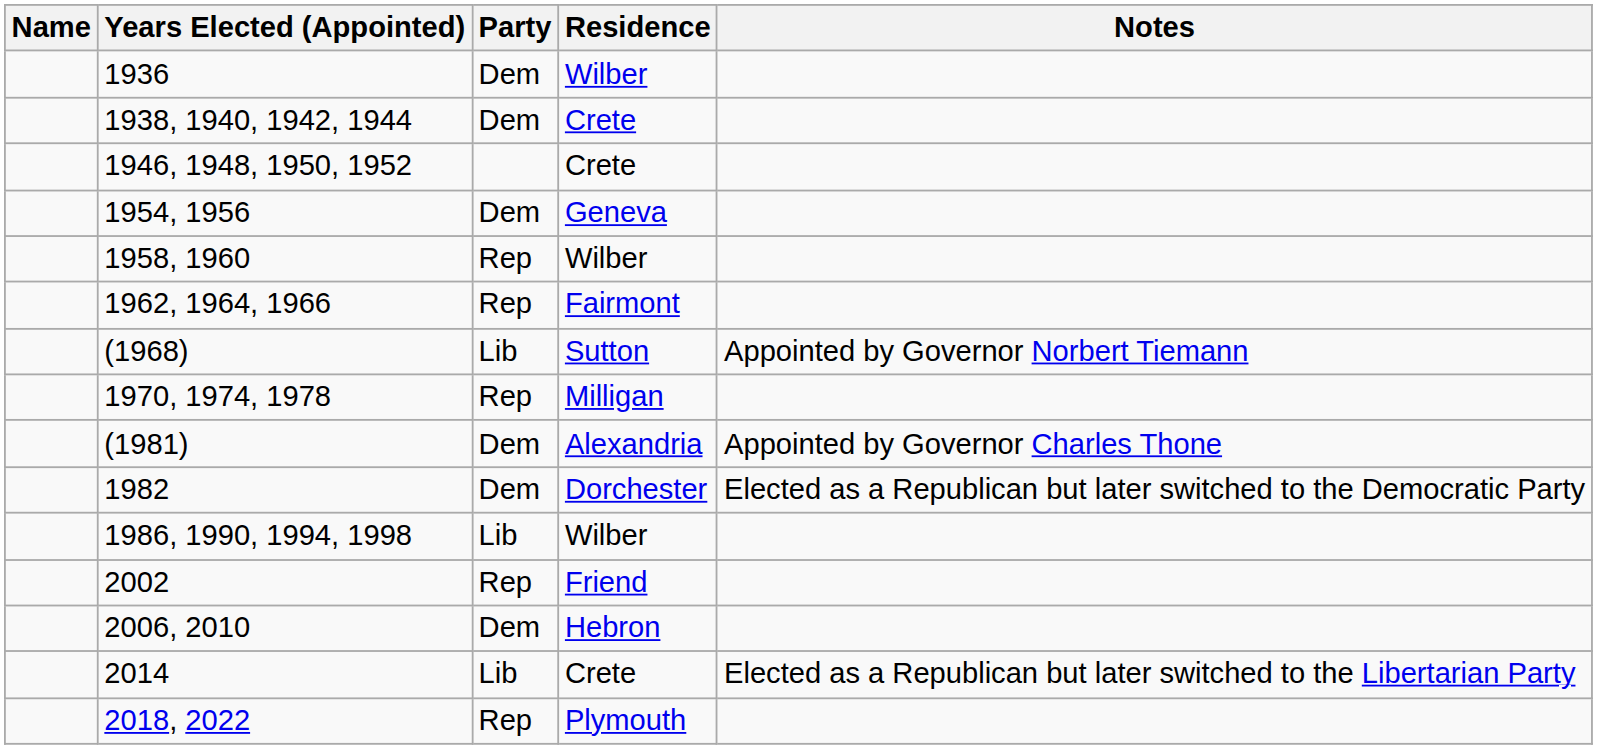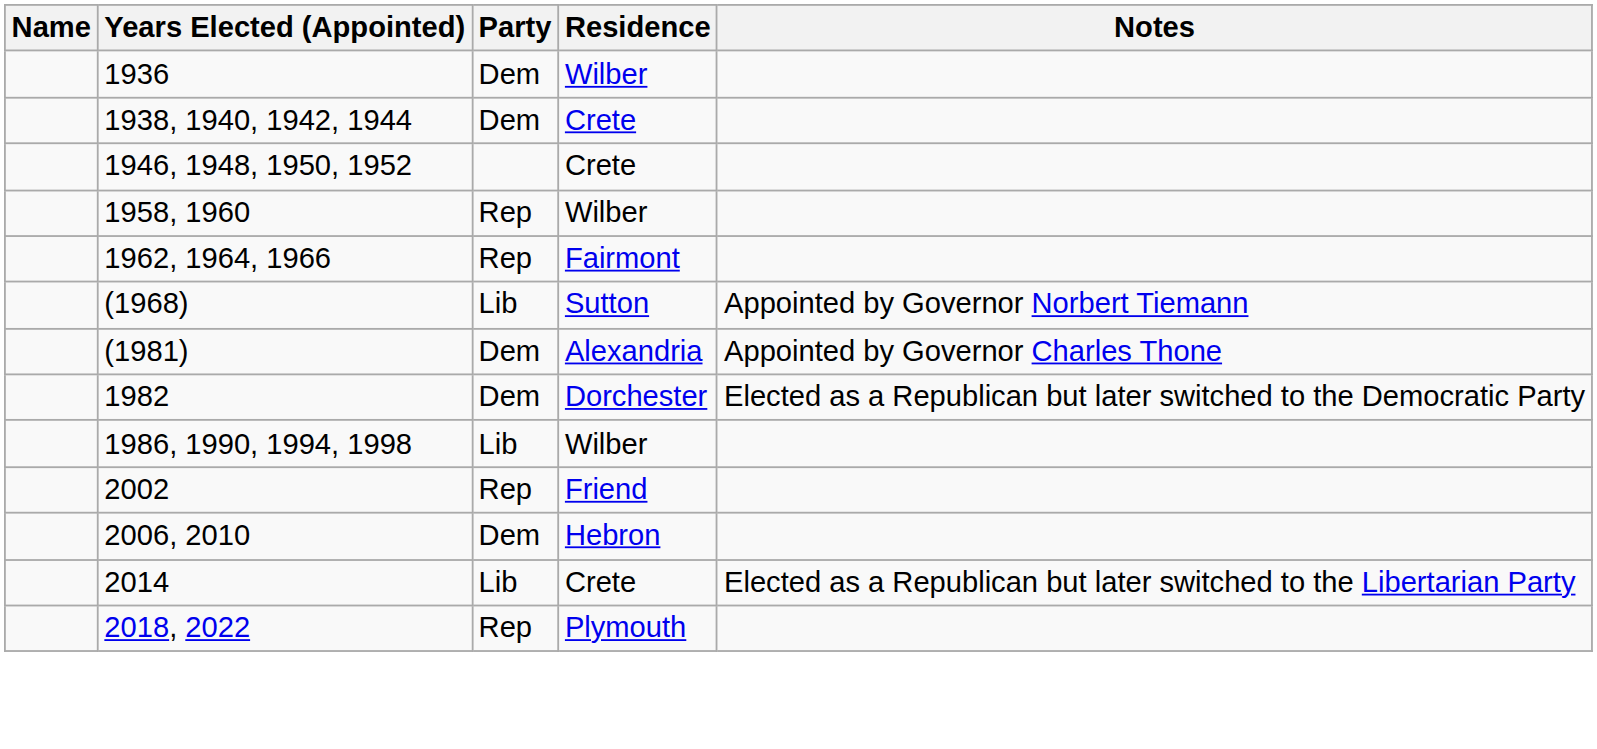- row: (177, 212)
- row: (218, 397)
